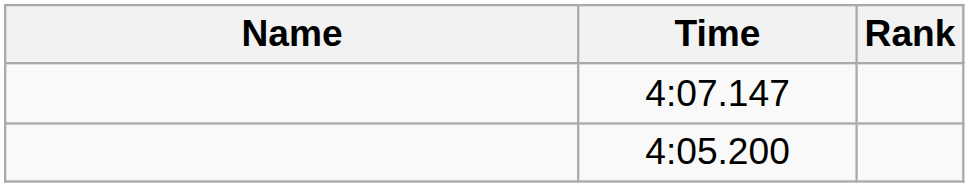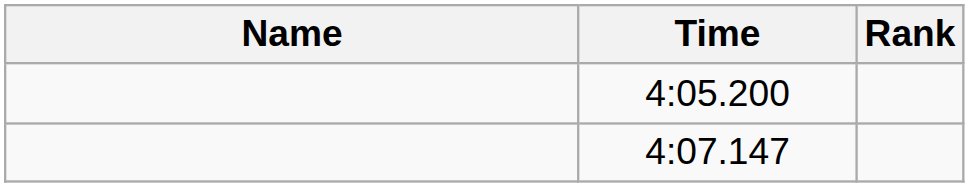rows swapped: (718, 151) <-> (718, 92)
